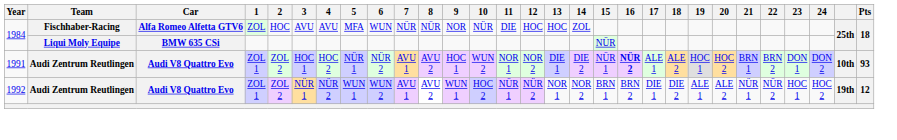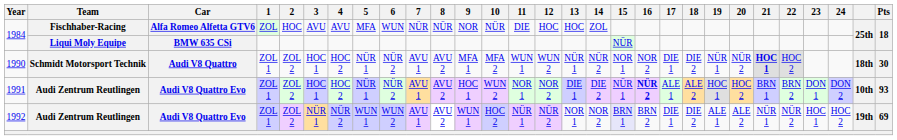+ row: (16, 63)
(606, 90) no background -> (623, 116) lavender background
(865, 90) 12 -> (884, 116) 69
